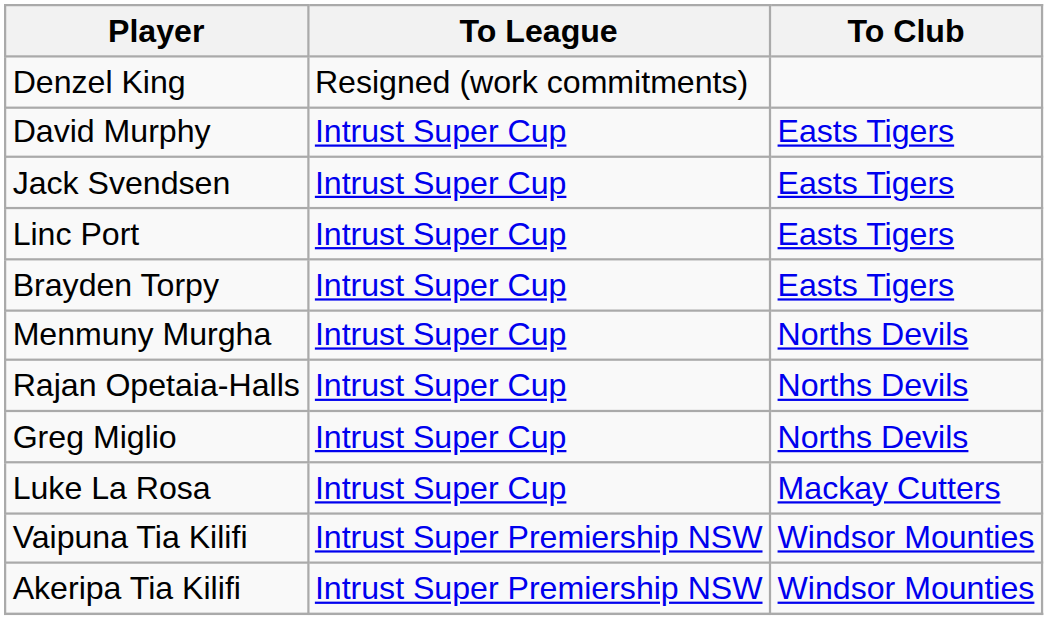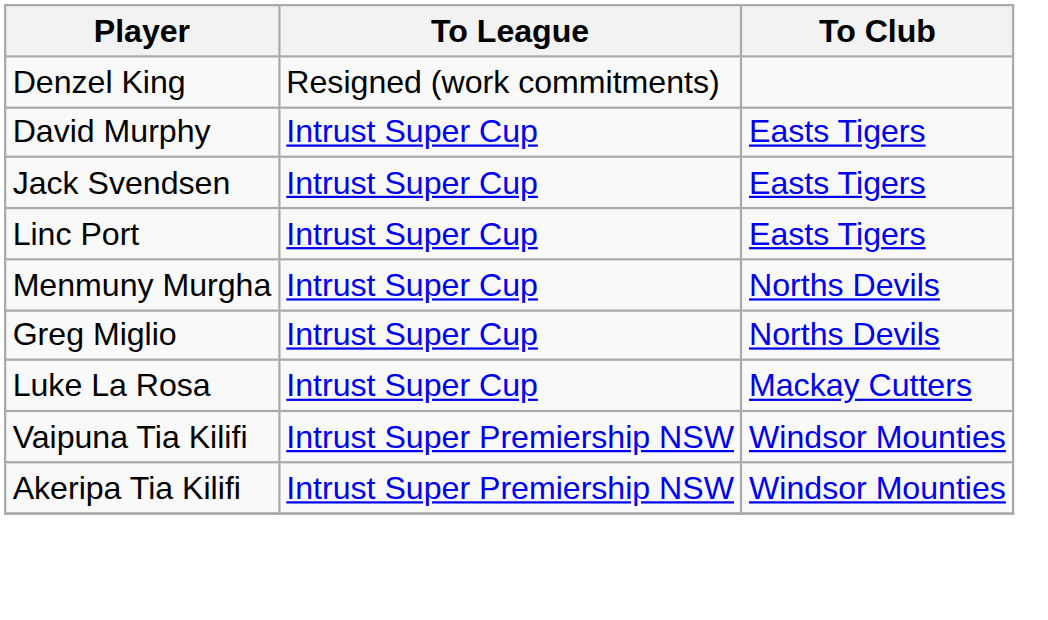- row: (116, 285)
- row: (156, 386)
